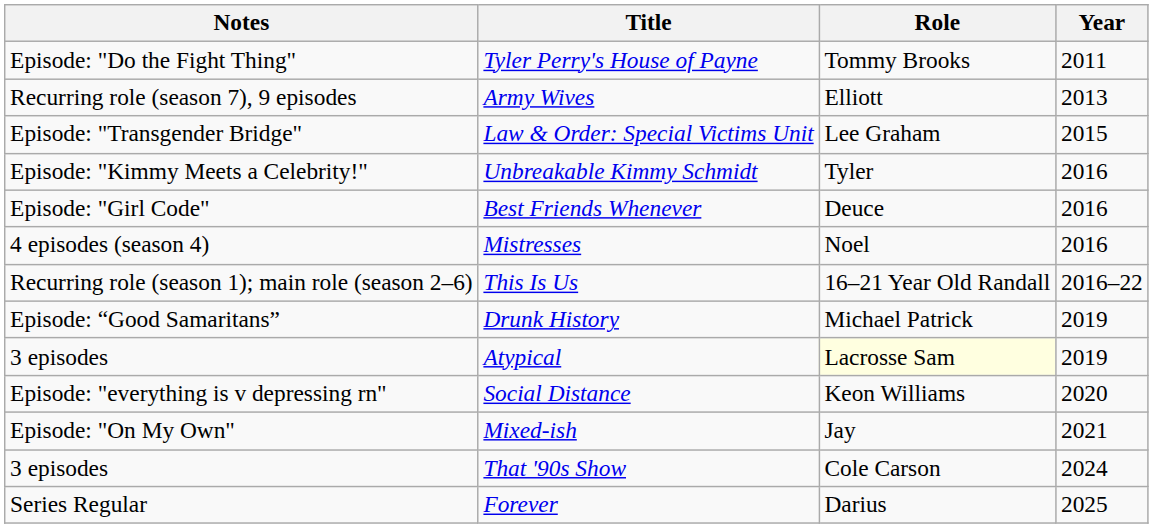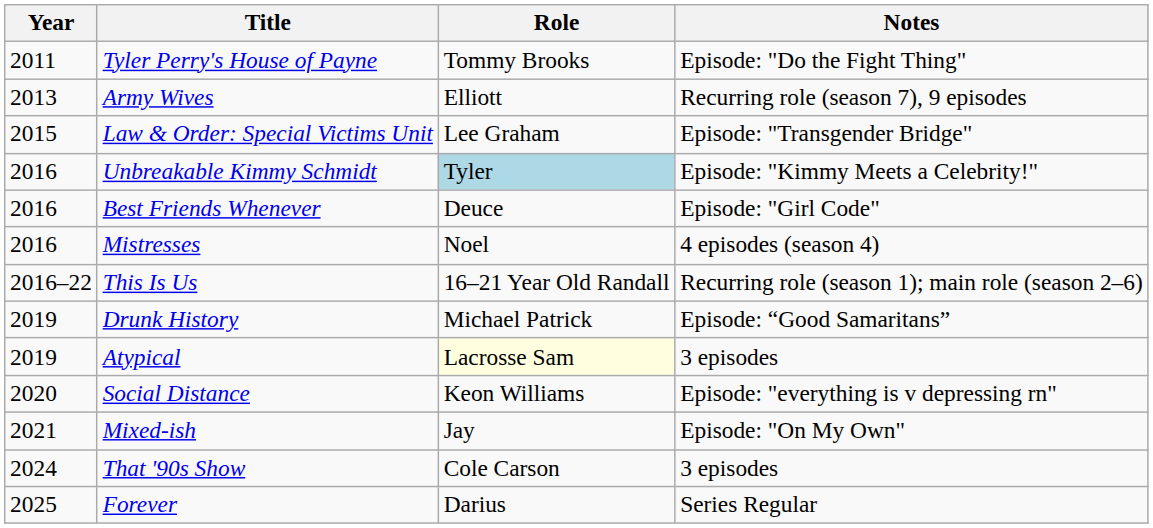columns swapped: (1102, 23) <-> (241, 23)
(849, 171) no background -> (468, 171) lightblue background
